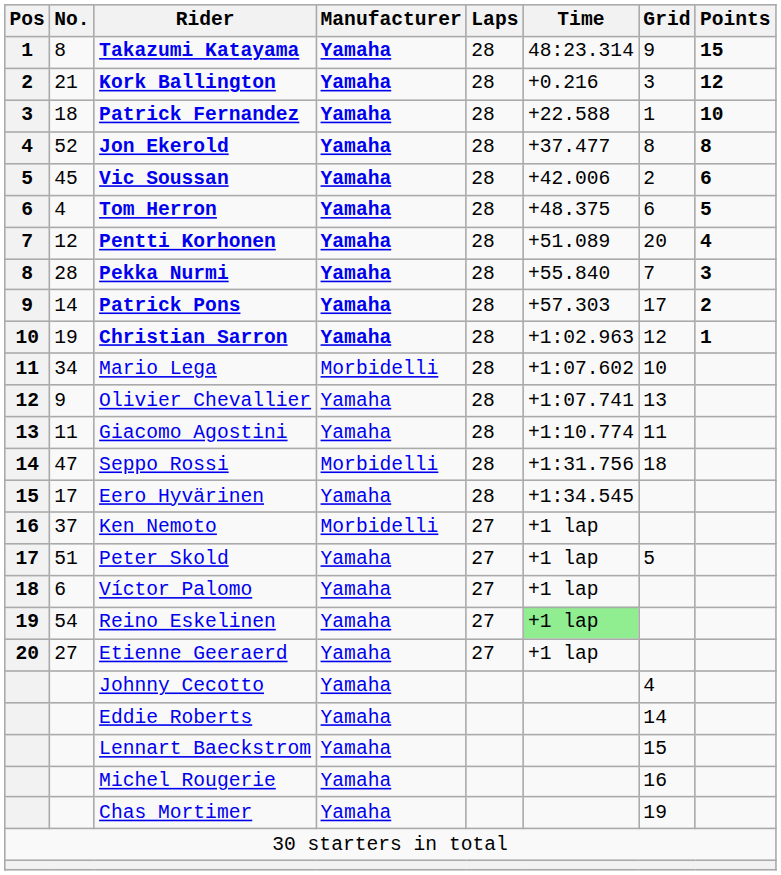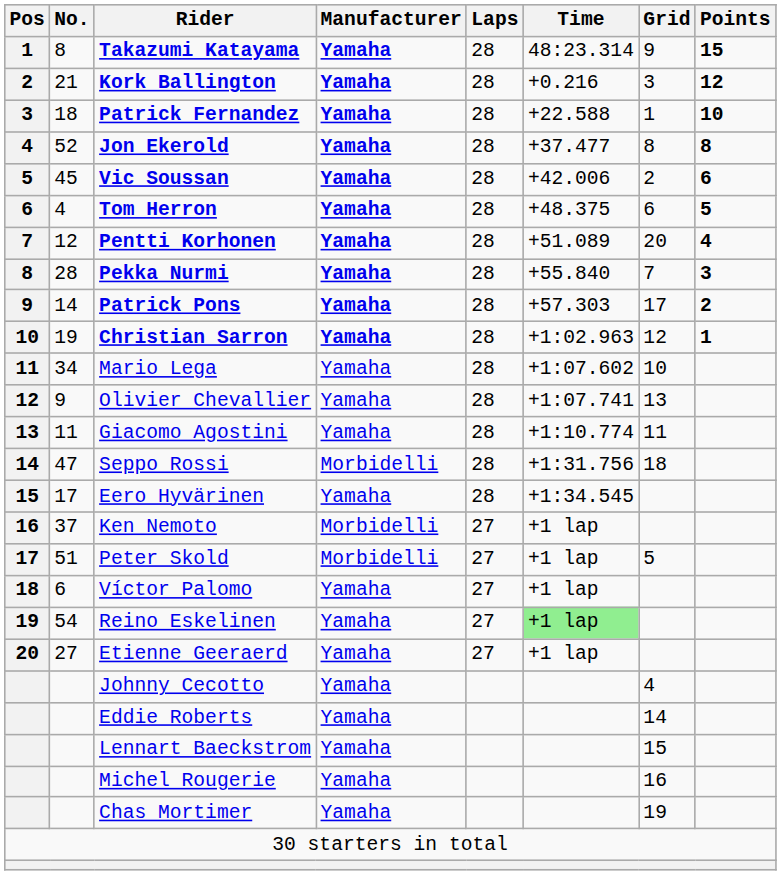(379, 370) Morbidelli -> (356, 370) Yamaha
(356, 560) Yamaha -> (379, 560) Morbidelli
